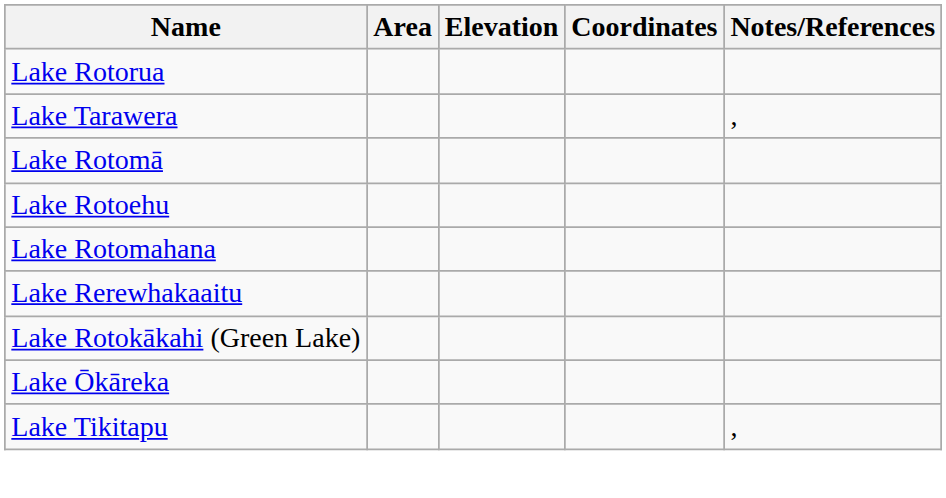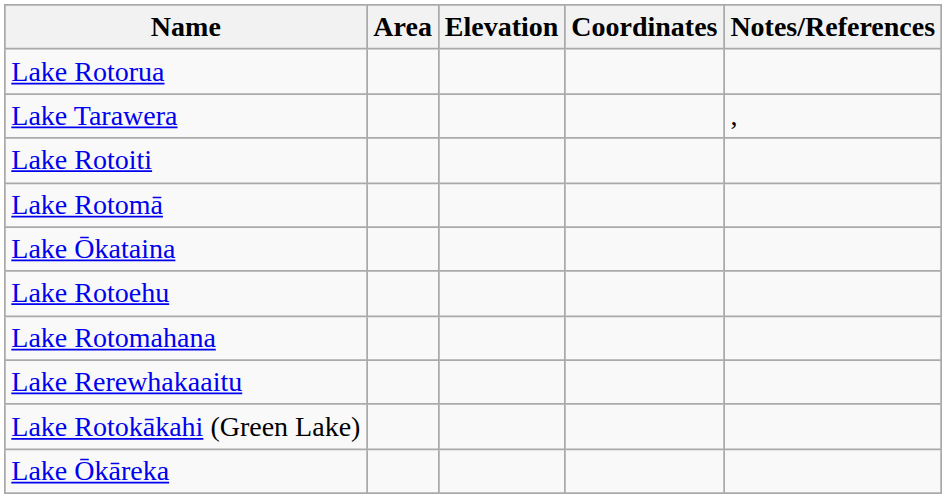+ row: (82, 159)
+ row: (93, 248)
- row: (90, 426)
